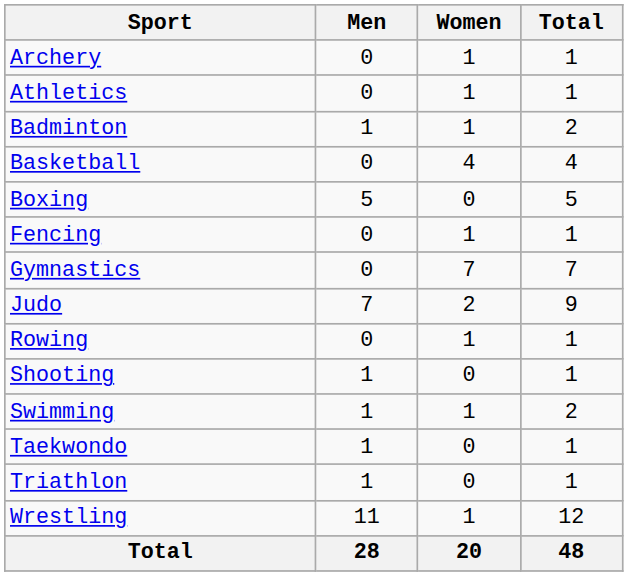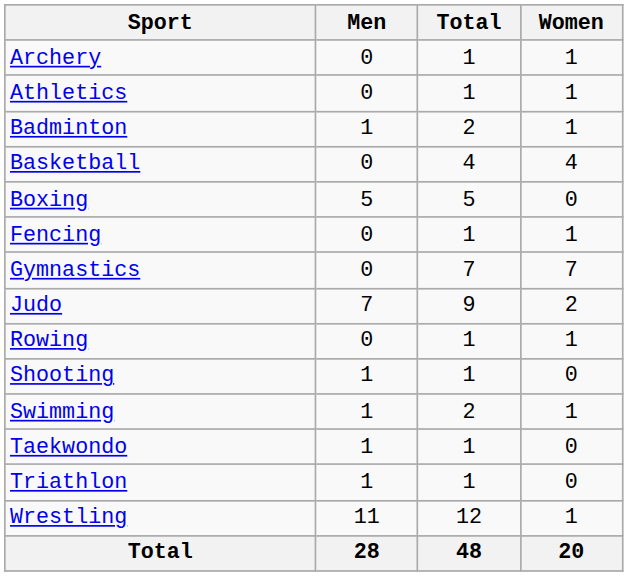columns swapped: (469, 23) <-> (571, 23)
